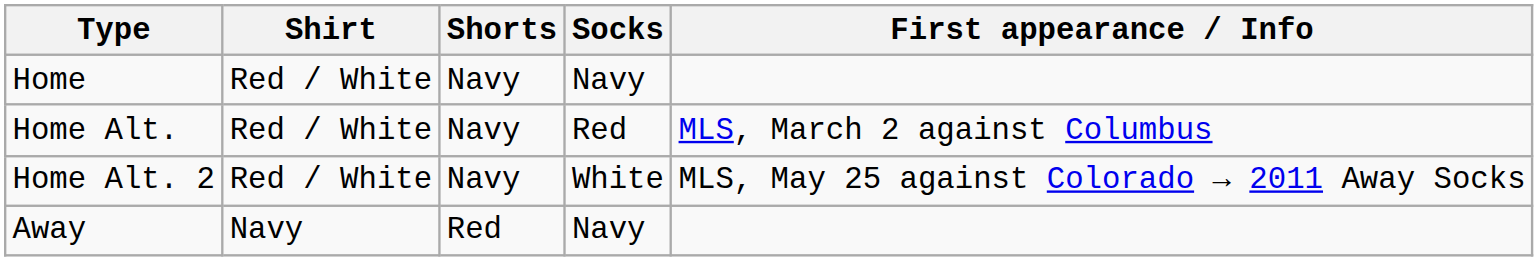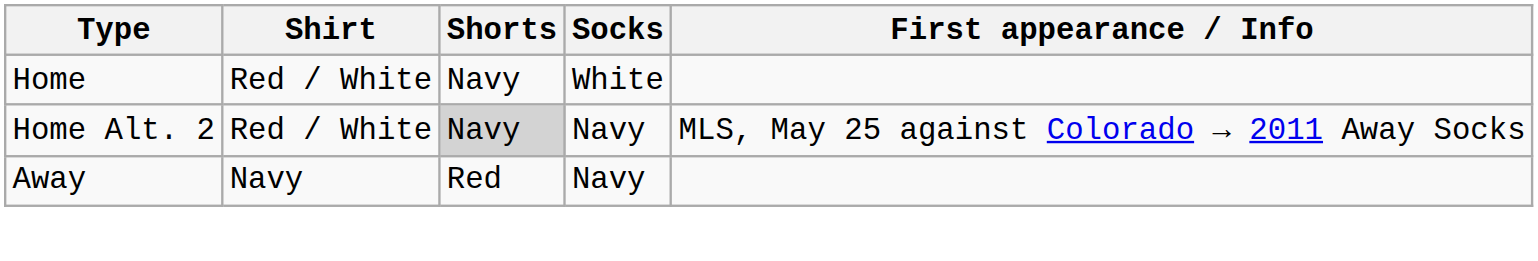(609, 80) Navy -> (618, 80) White
- row: (95, 130)
(484, 180) no background -> (484, 130) lightgrey background
(618, 180) White -> (609, 130) Navy
